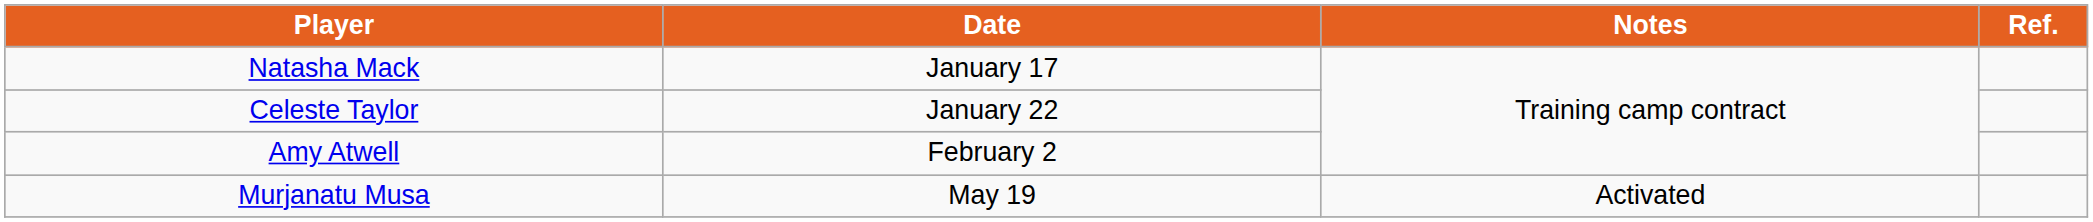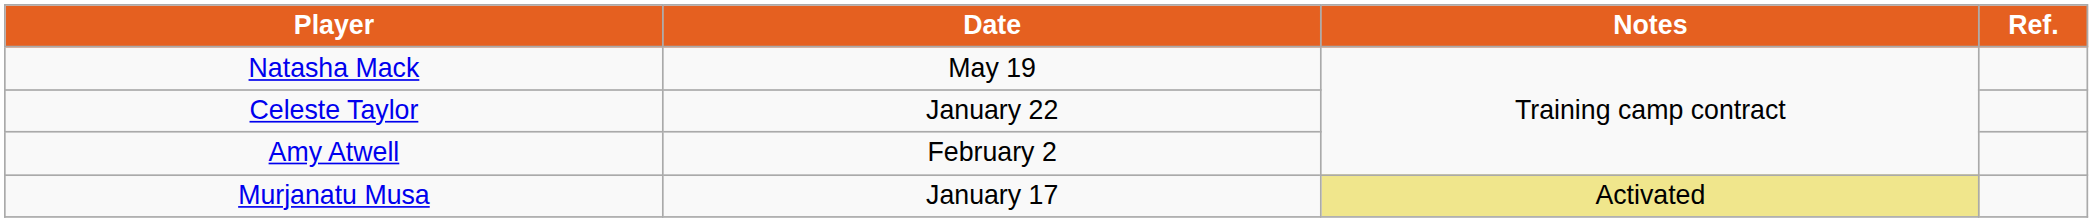(992, 68) January 17 -> (992, 68) May 19
(992, 195) May 19 -> (992, 195) January 17
(1650, 195) no background -> (1650, 195) khaki background
